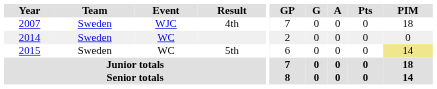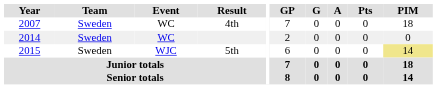(166, 24) WJC -> (166, 24) WC
(166, 51) WC -> (166, 51) WJC
